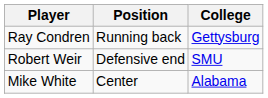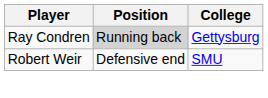(139, 37) no background -> (139, 37) lightgrey background
- row: (42, 81)
